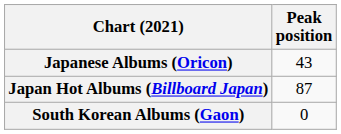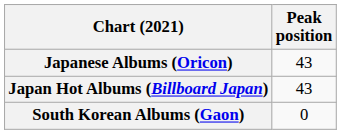(304, 89) 87 -> (304, 89) 43
